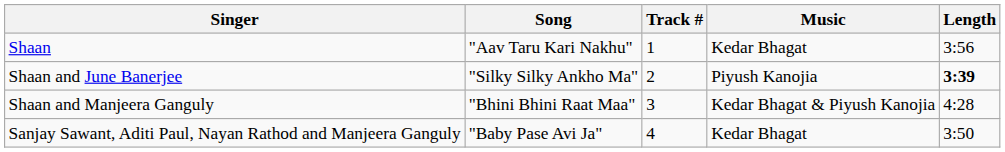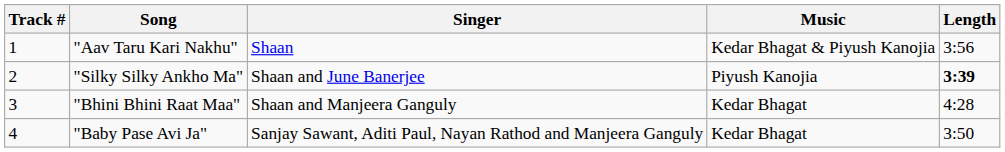columns swapped: (675, 18) <-> (235, 18)
(759, 47) Kedar Bhagat -> (823, 47) Kedar Bhagat & Piyush Kanojia
(823, 104) Kedar Bhagat & Piyush Kanojia -> (759, 104) Kedar Bhagat
